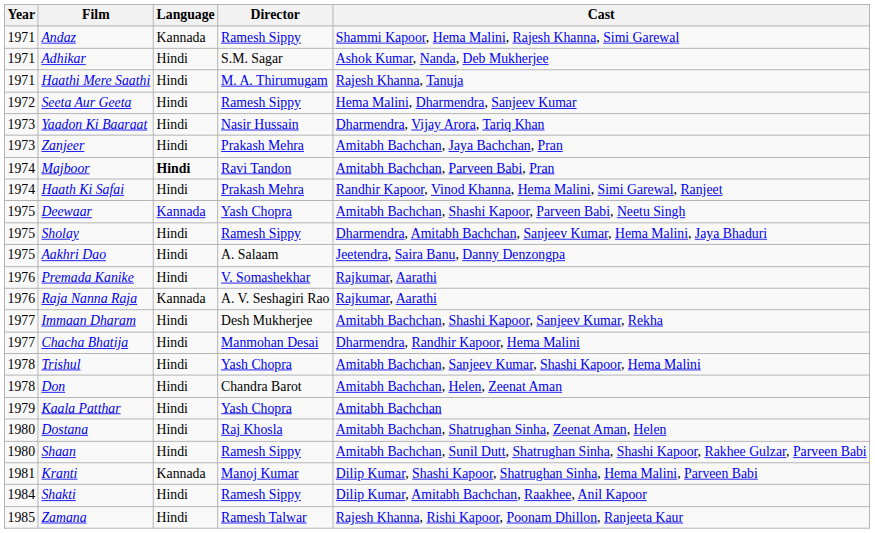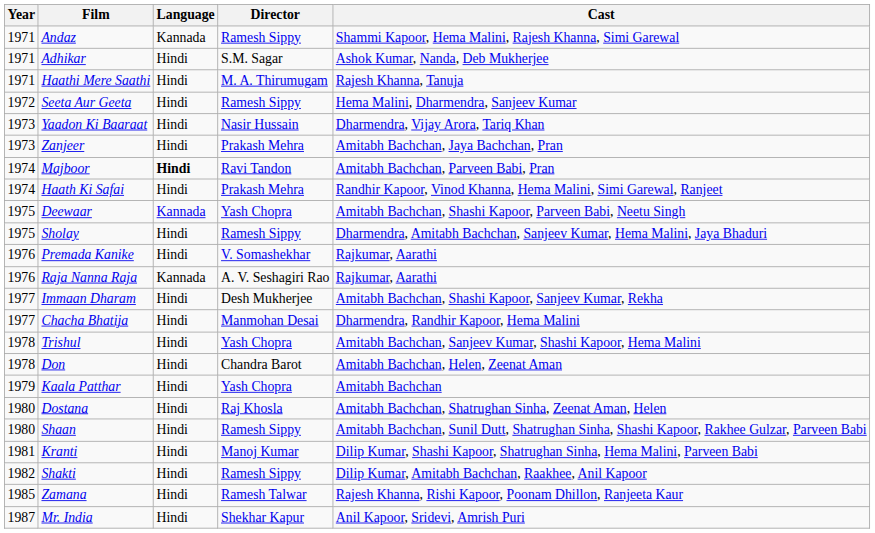- row: (74, 255)
(181, 473) Kannada -> (172, 451) Hindi
(21, 495) 1984 -> (21, 473) 1982
+ row: (67, 517)
